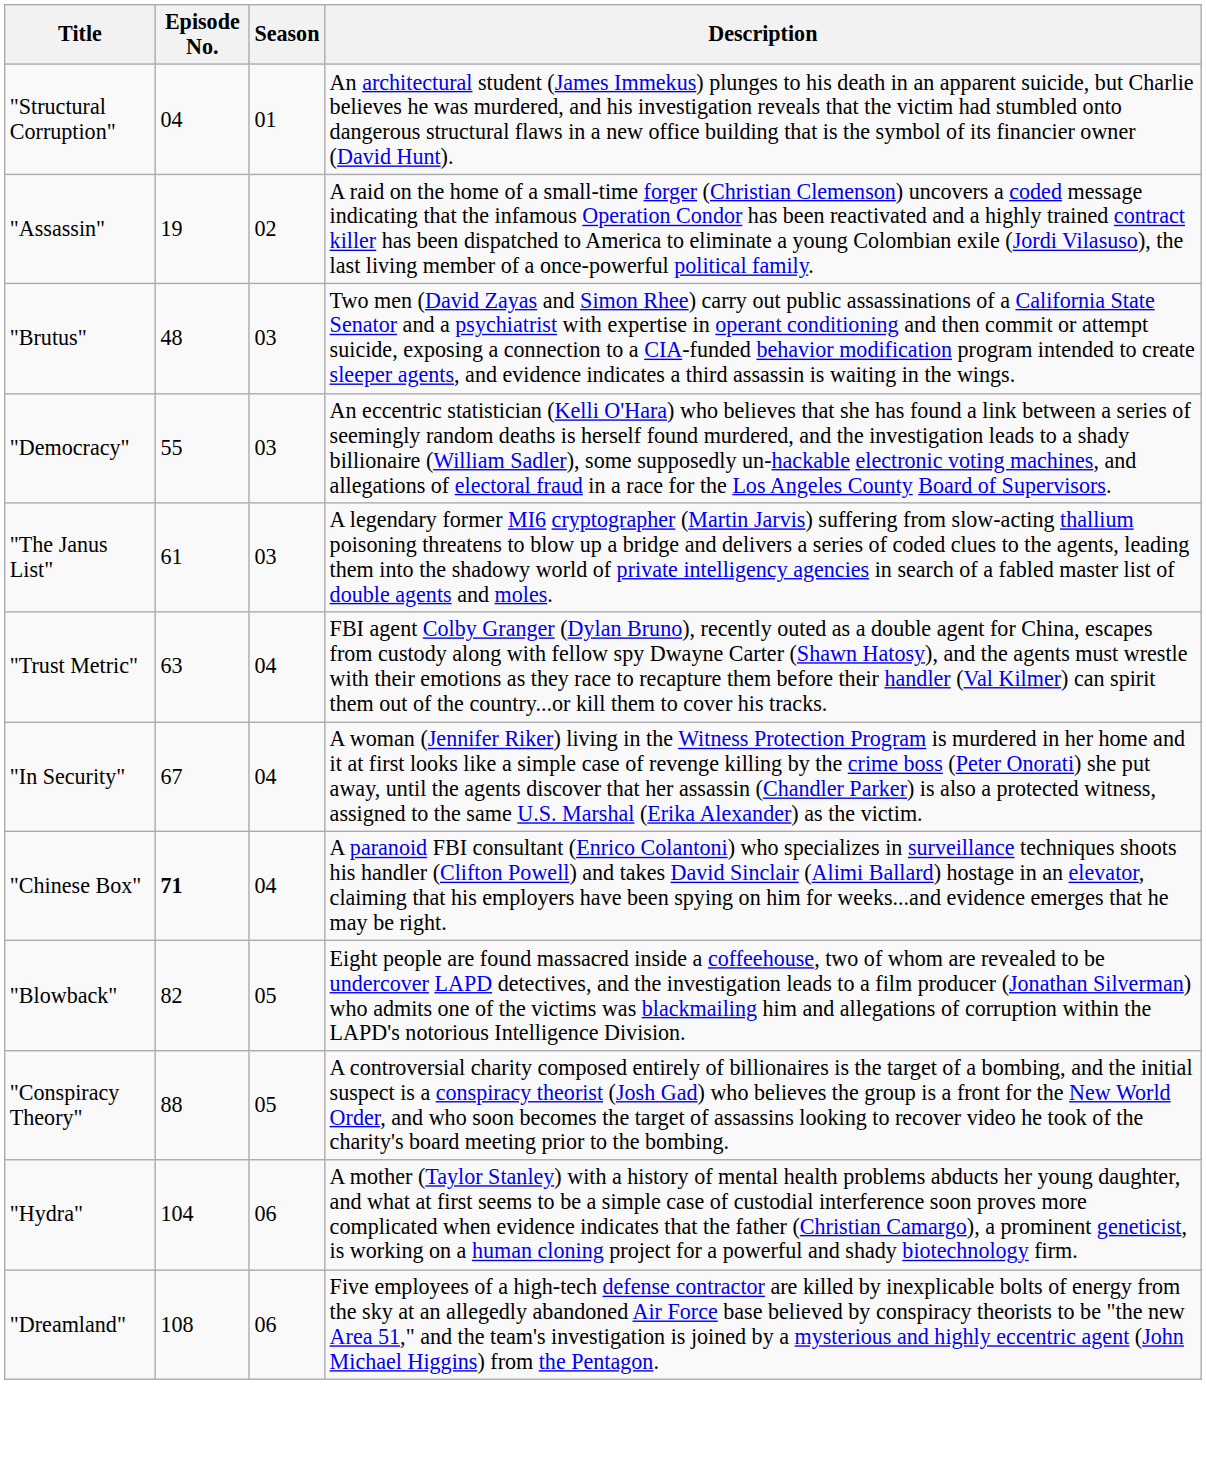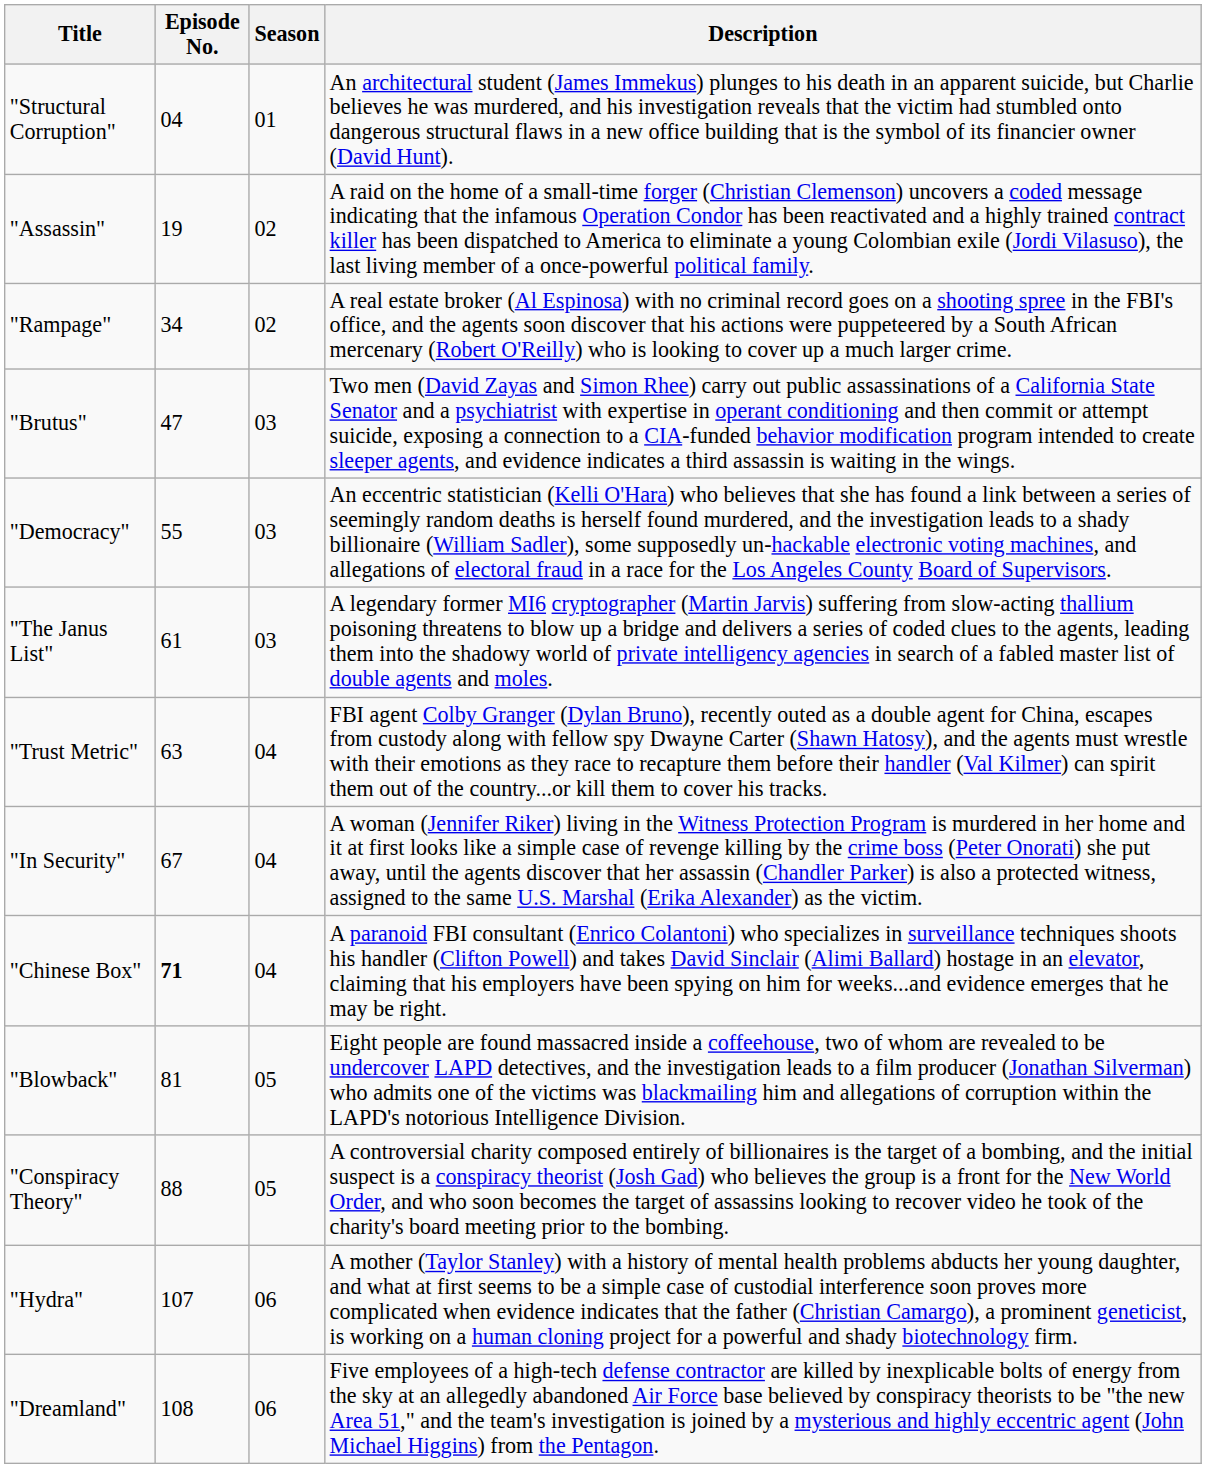+ row: (60, 325)
(171, 338) 48 -> (171, 422) 47
(171, 995) 82 -> (171, 1080) 81
(177, 1214) 104 -> (177, 1299) 107
